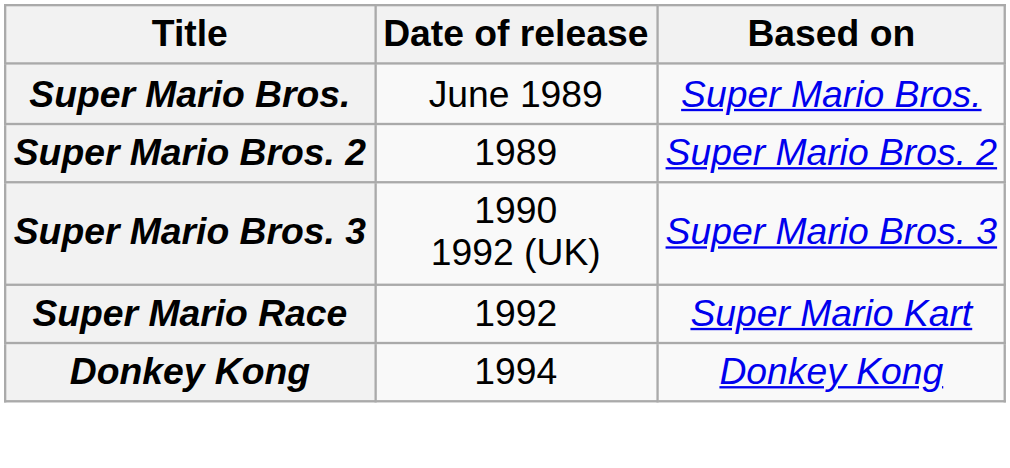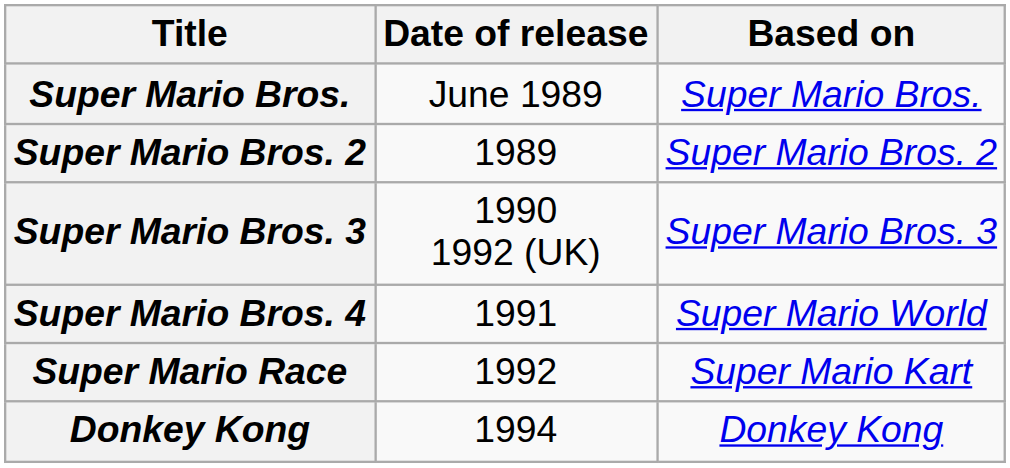+ row: (190, 312)
